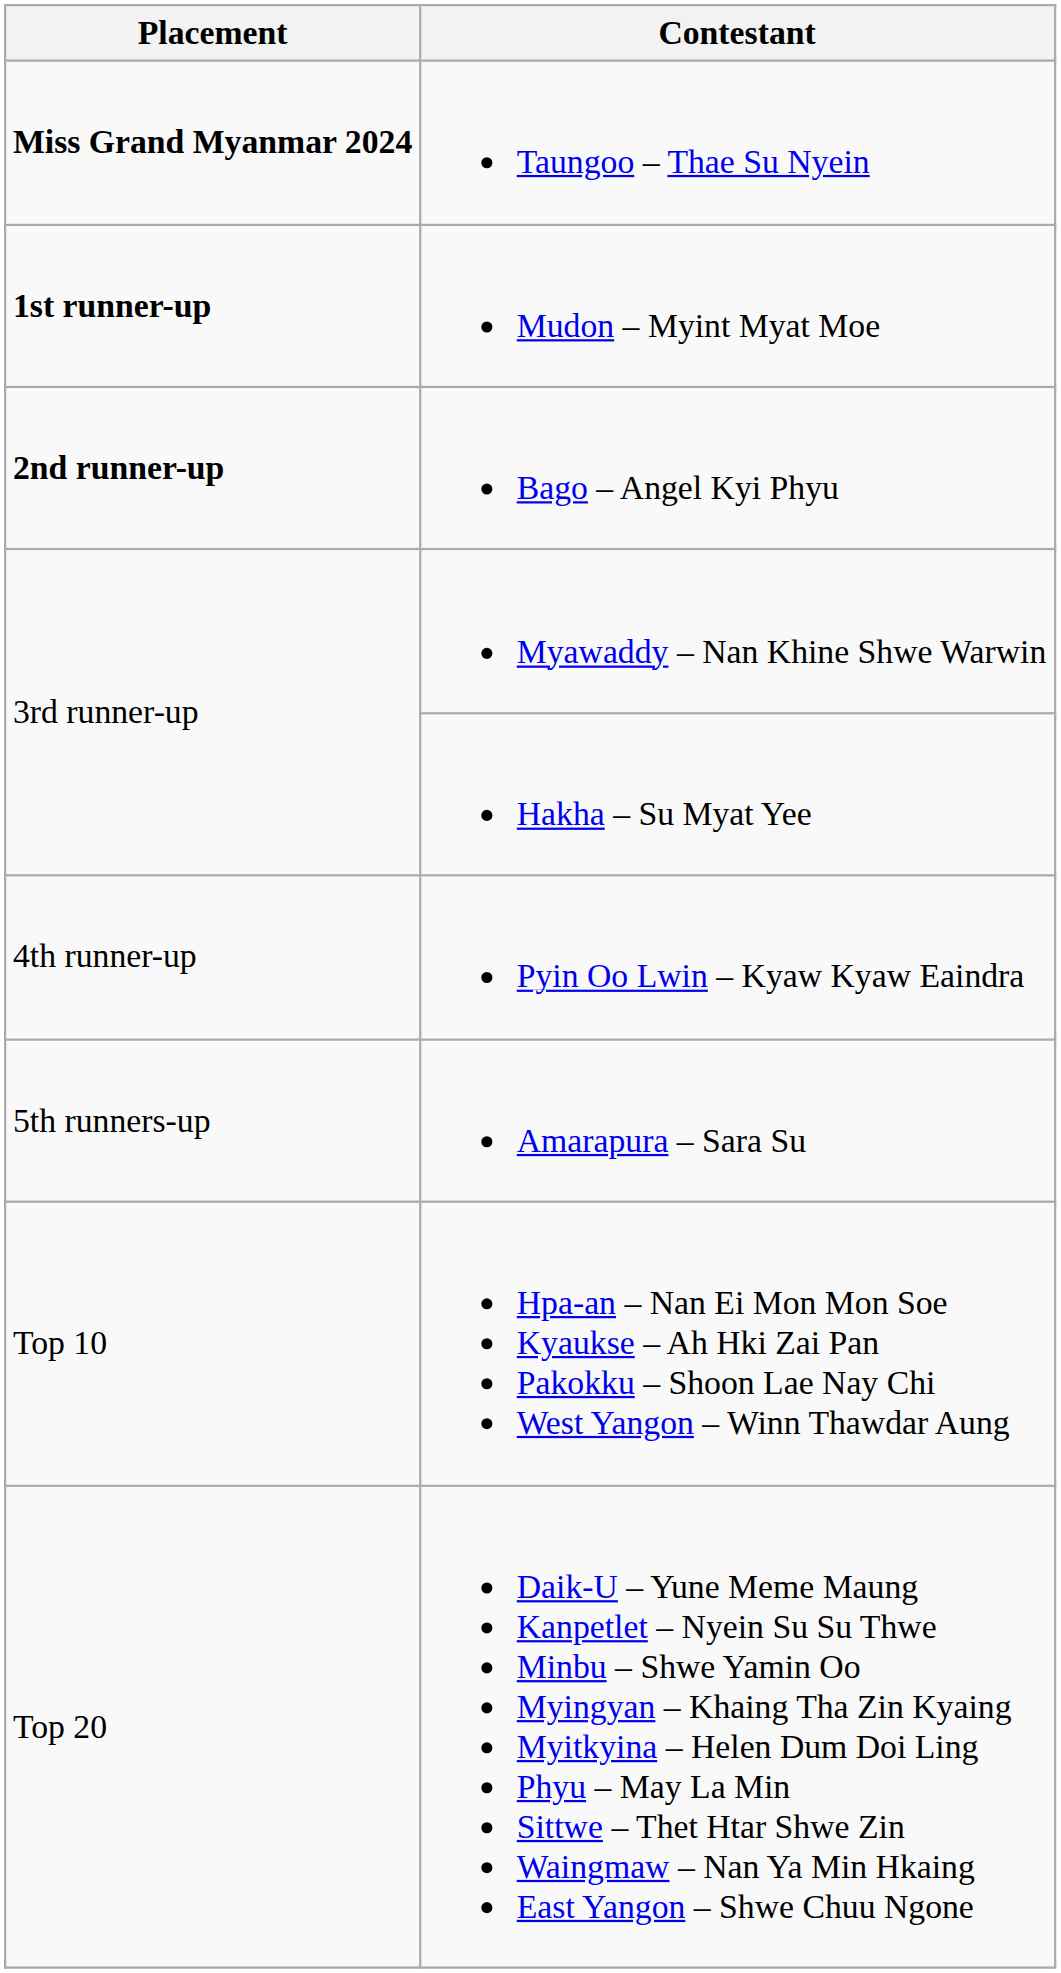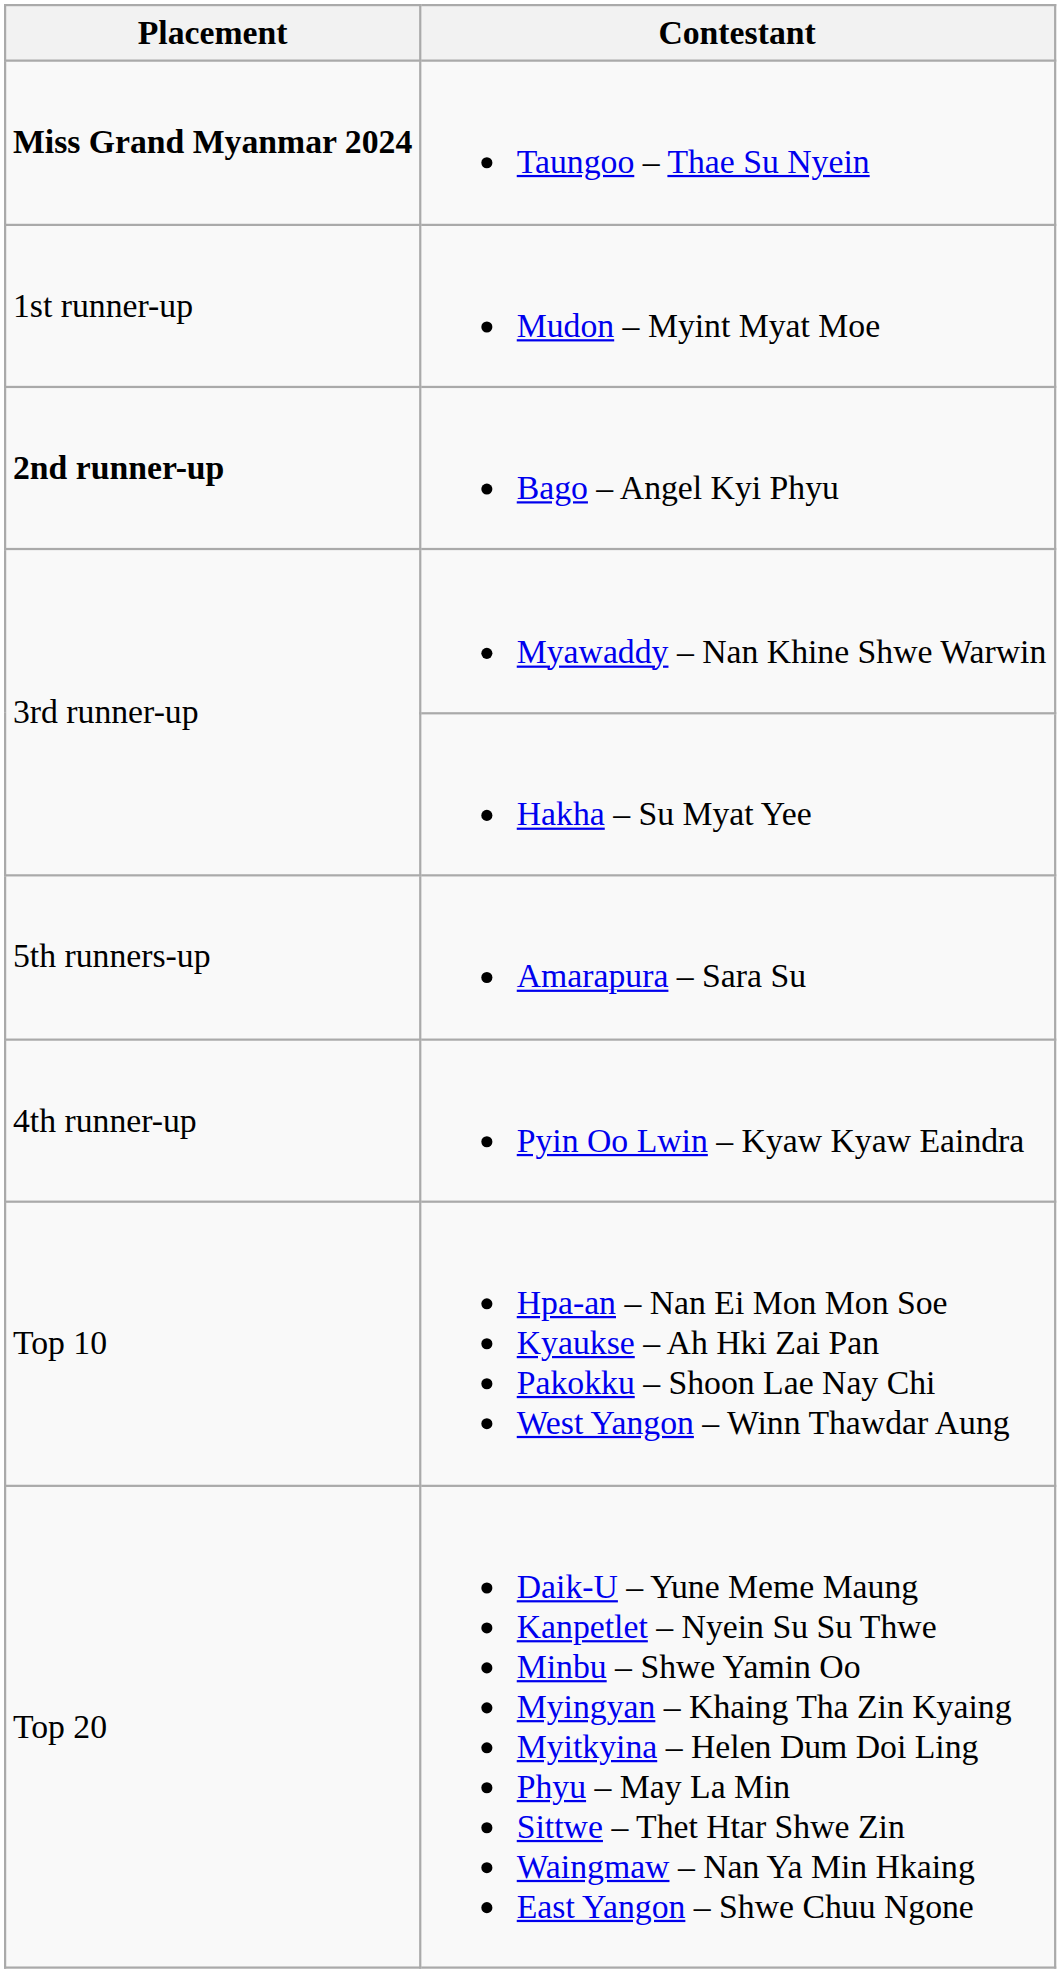(112, 304) bold -> (103, 304) normal
rows swapped: (737, 978) <-> (737, 1141)
